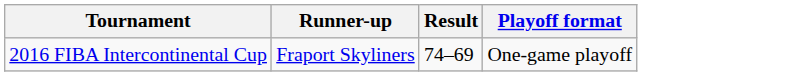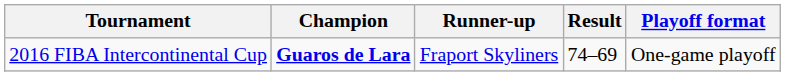+ column: (343, 21)
